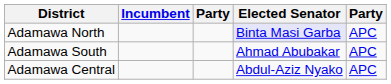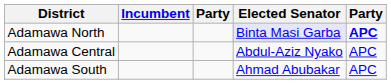(363, 32) normal -> (363, 32) bold
rows swapped: (57, 51) <-> (61, 70)
